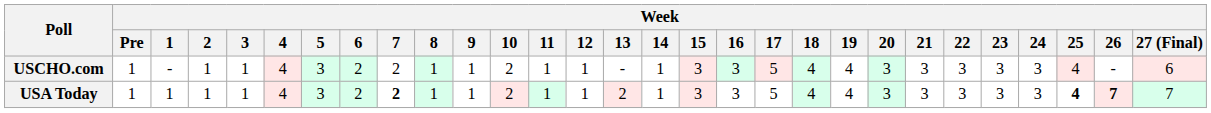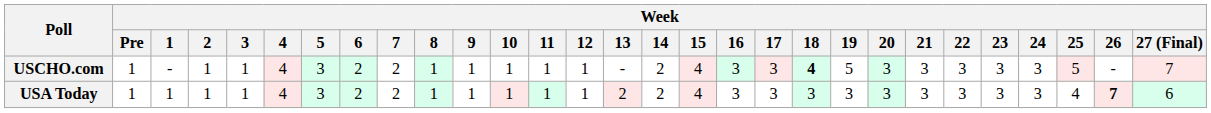(509, 68) 2 -> (509, 68) 1
(660, 68) 1 -> (660, 68) 2
(698, 68) 3 -> (698, 68) 4
(774, 68) 5 -> (774, 68) 3
(811, 68) normal -> (811, 68) bold
(849, 68) 4 -> (849, 68) 5
(1076, 68) 4 -> (1076, 68) 5
(1169, 68) 6 -> (1169, 68) 7
(396, 94) bold -> (396, 94) normal
(509, 94) 2 -> (509, 94) 1
(660, 94) 1 -> (660, 94) 2
(698, 94) 3 -> (698, 94) 4
(774, 94) 5 -> (774, 94) 3
(811, 94) 4 -> (811, 94) 3
(849, 94) 4 -> (849, 94) 3
(1076, 94) bold -> (1076, 94) normal
(1169, 94) 7 -> (1169, 94) 6
